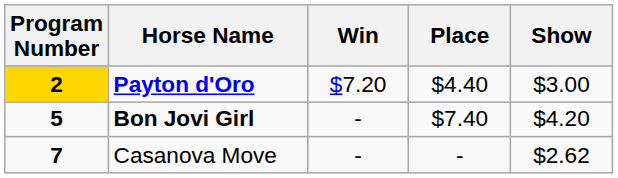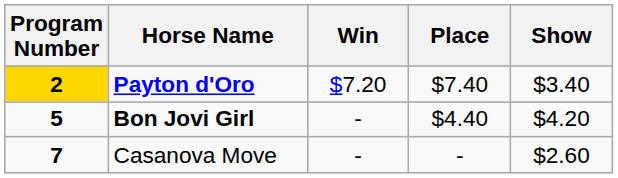(460, 84) $4.40 -> (460, 84) $7.40
(561, 84) $3.00 -> (561, 84) $3.40
(460, 120) $7.40 -> (460, 120) $4.40
(561, 155) $2.62 -> (561, 155) $2.60
